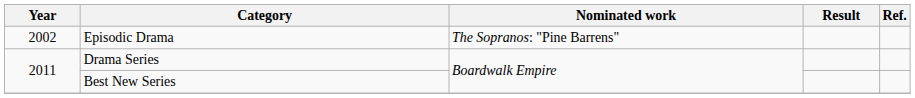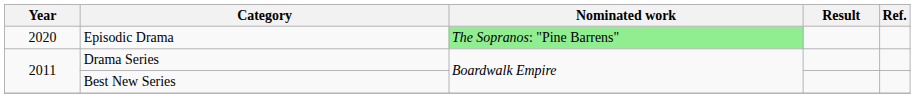(42, 37) 2002 -> (42, 37) 2020
(536, 37) no background -> (536, 37) lightgreen background
